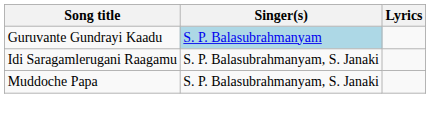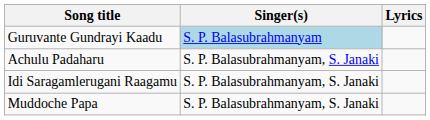+ row: (56, 59)
